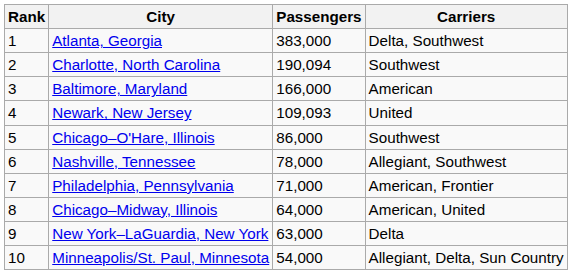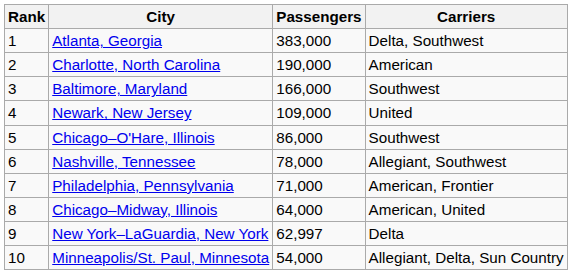(304, 65) 190,094 -> (304, 65) 190,000
(404, 65) Southwest -> (401, 65) American
(401, 89) American -> (404, 89) Southwest
(304, 113) 109,093 -> (304, 113) 109,000
(299, 233) 63,000 -> (299, 233) 62,997
